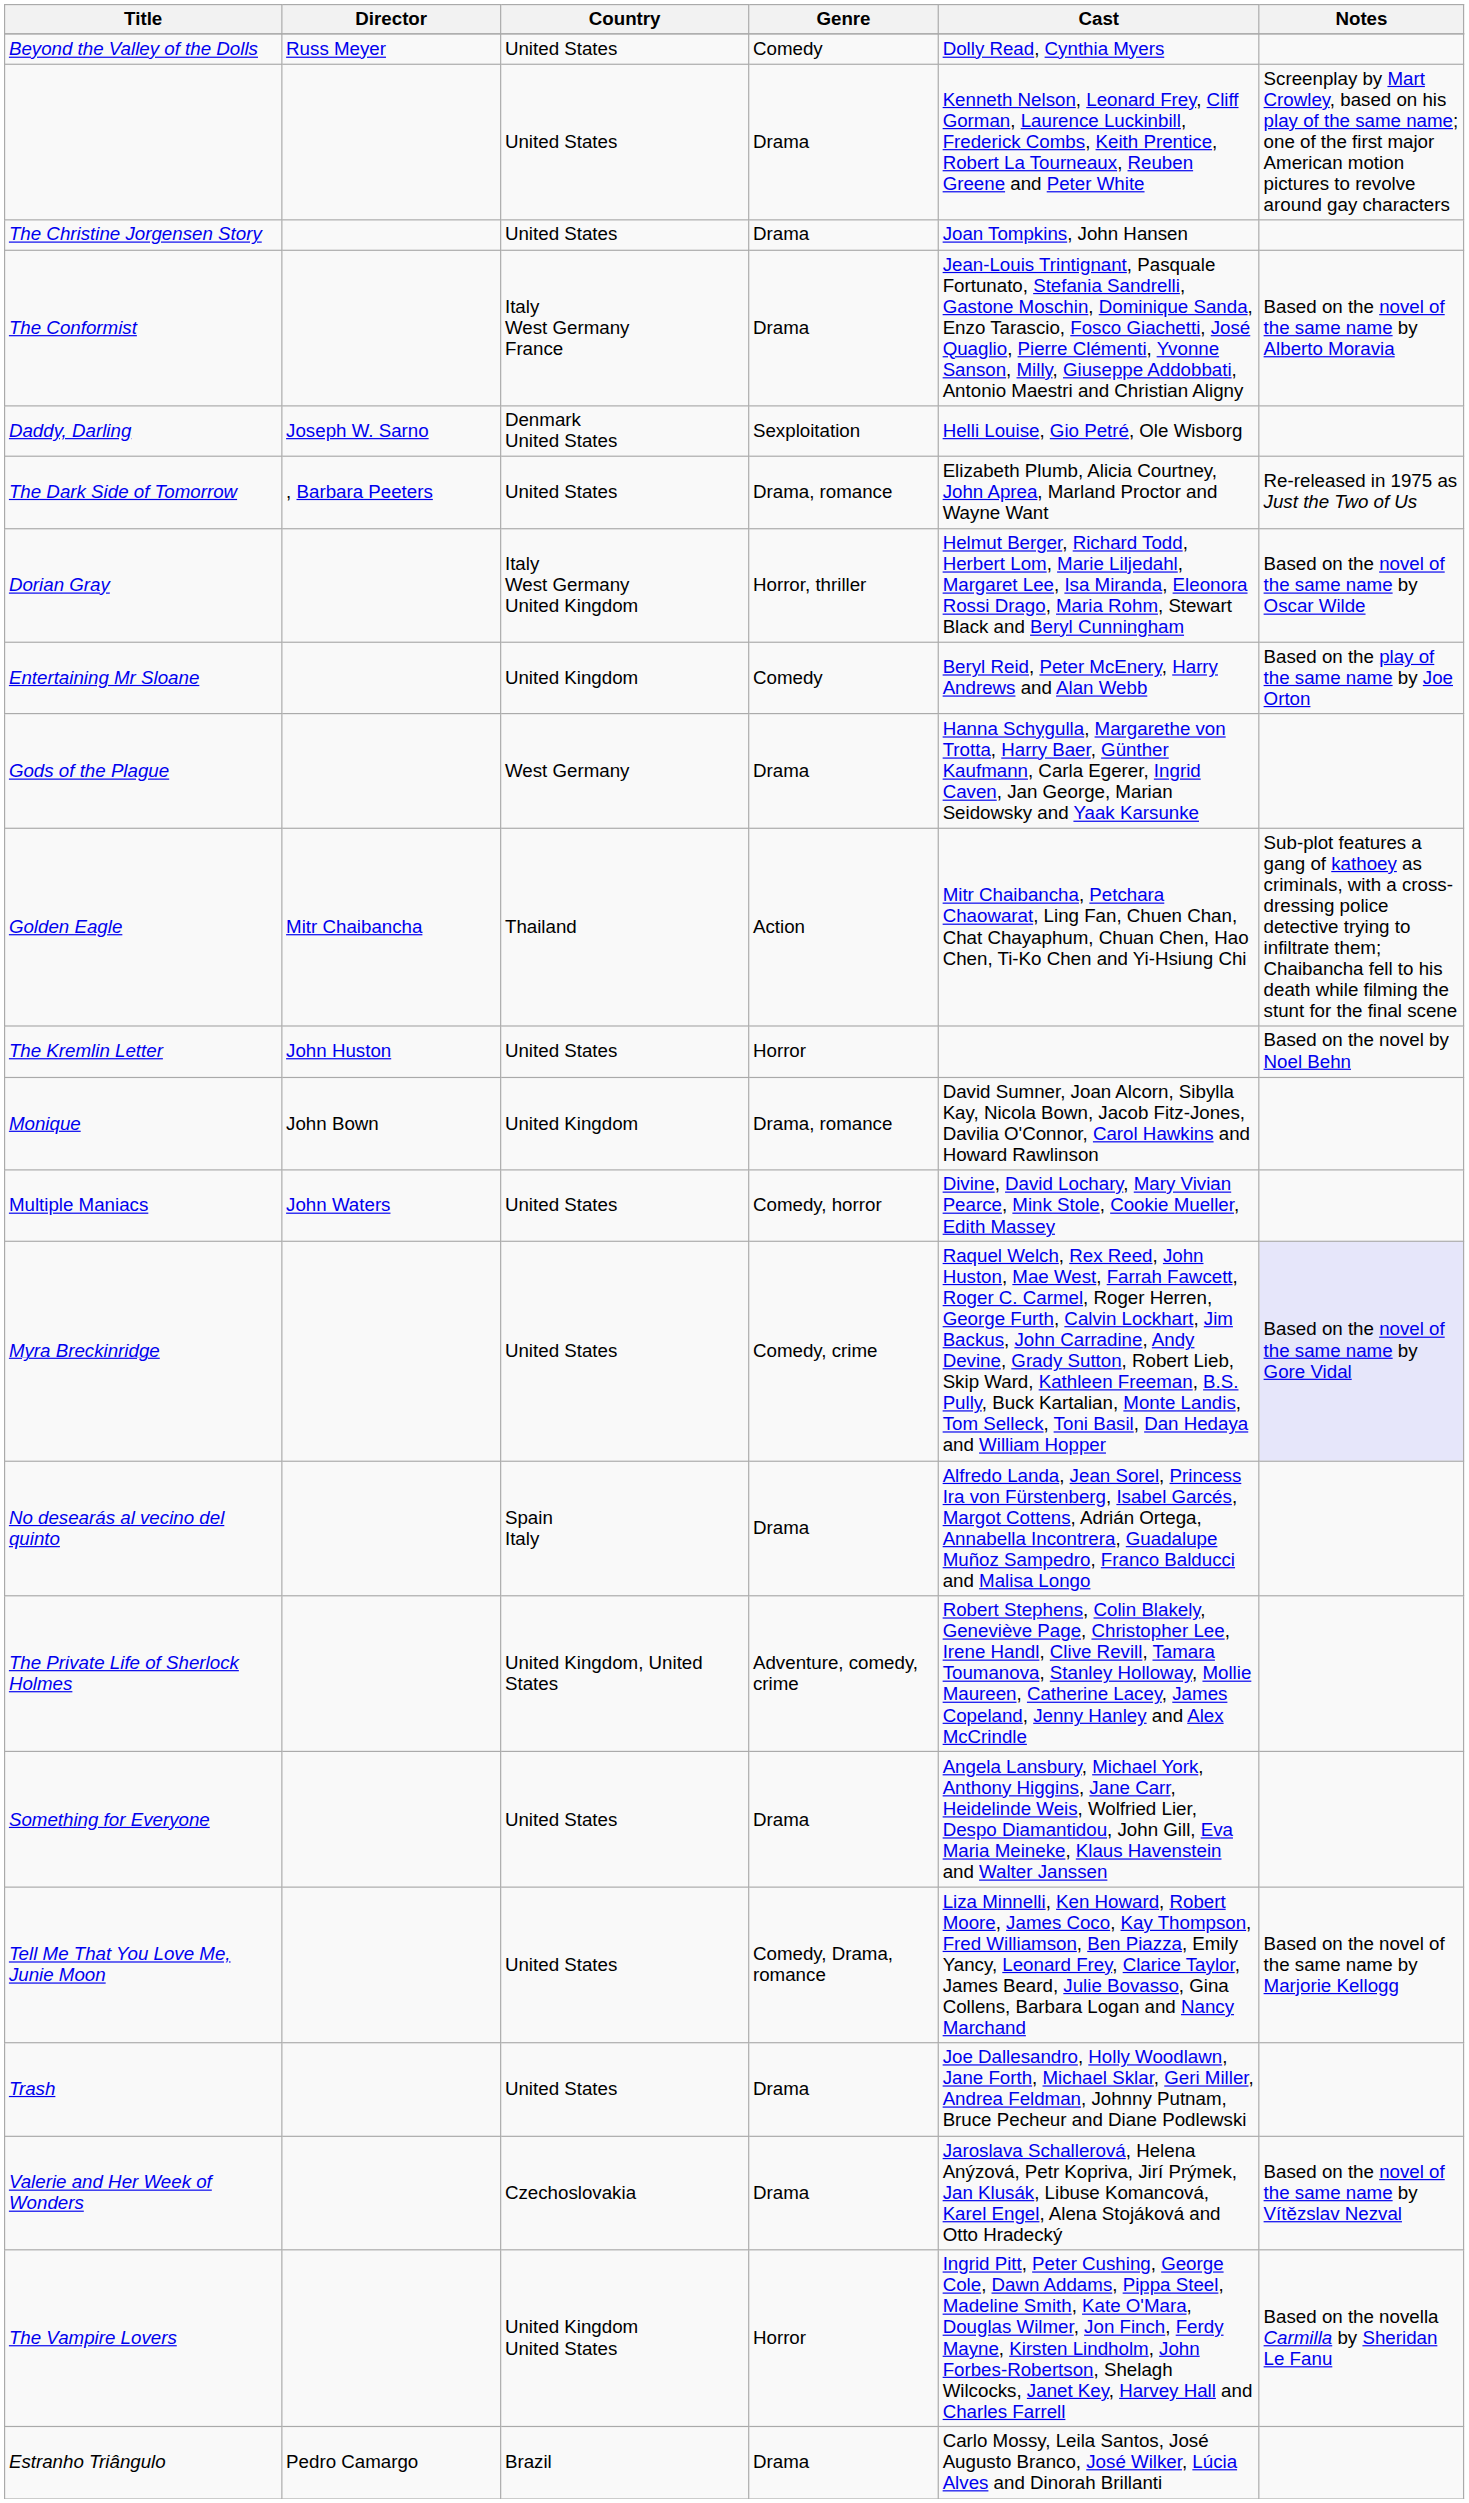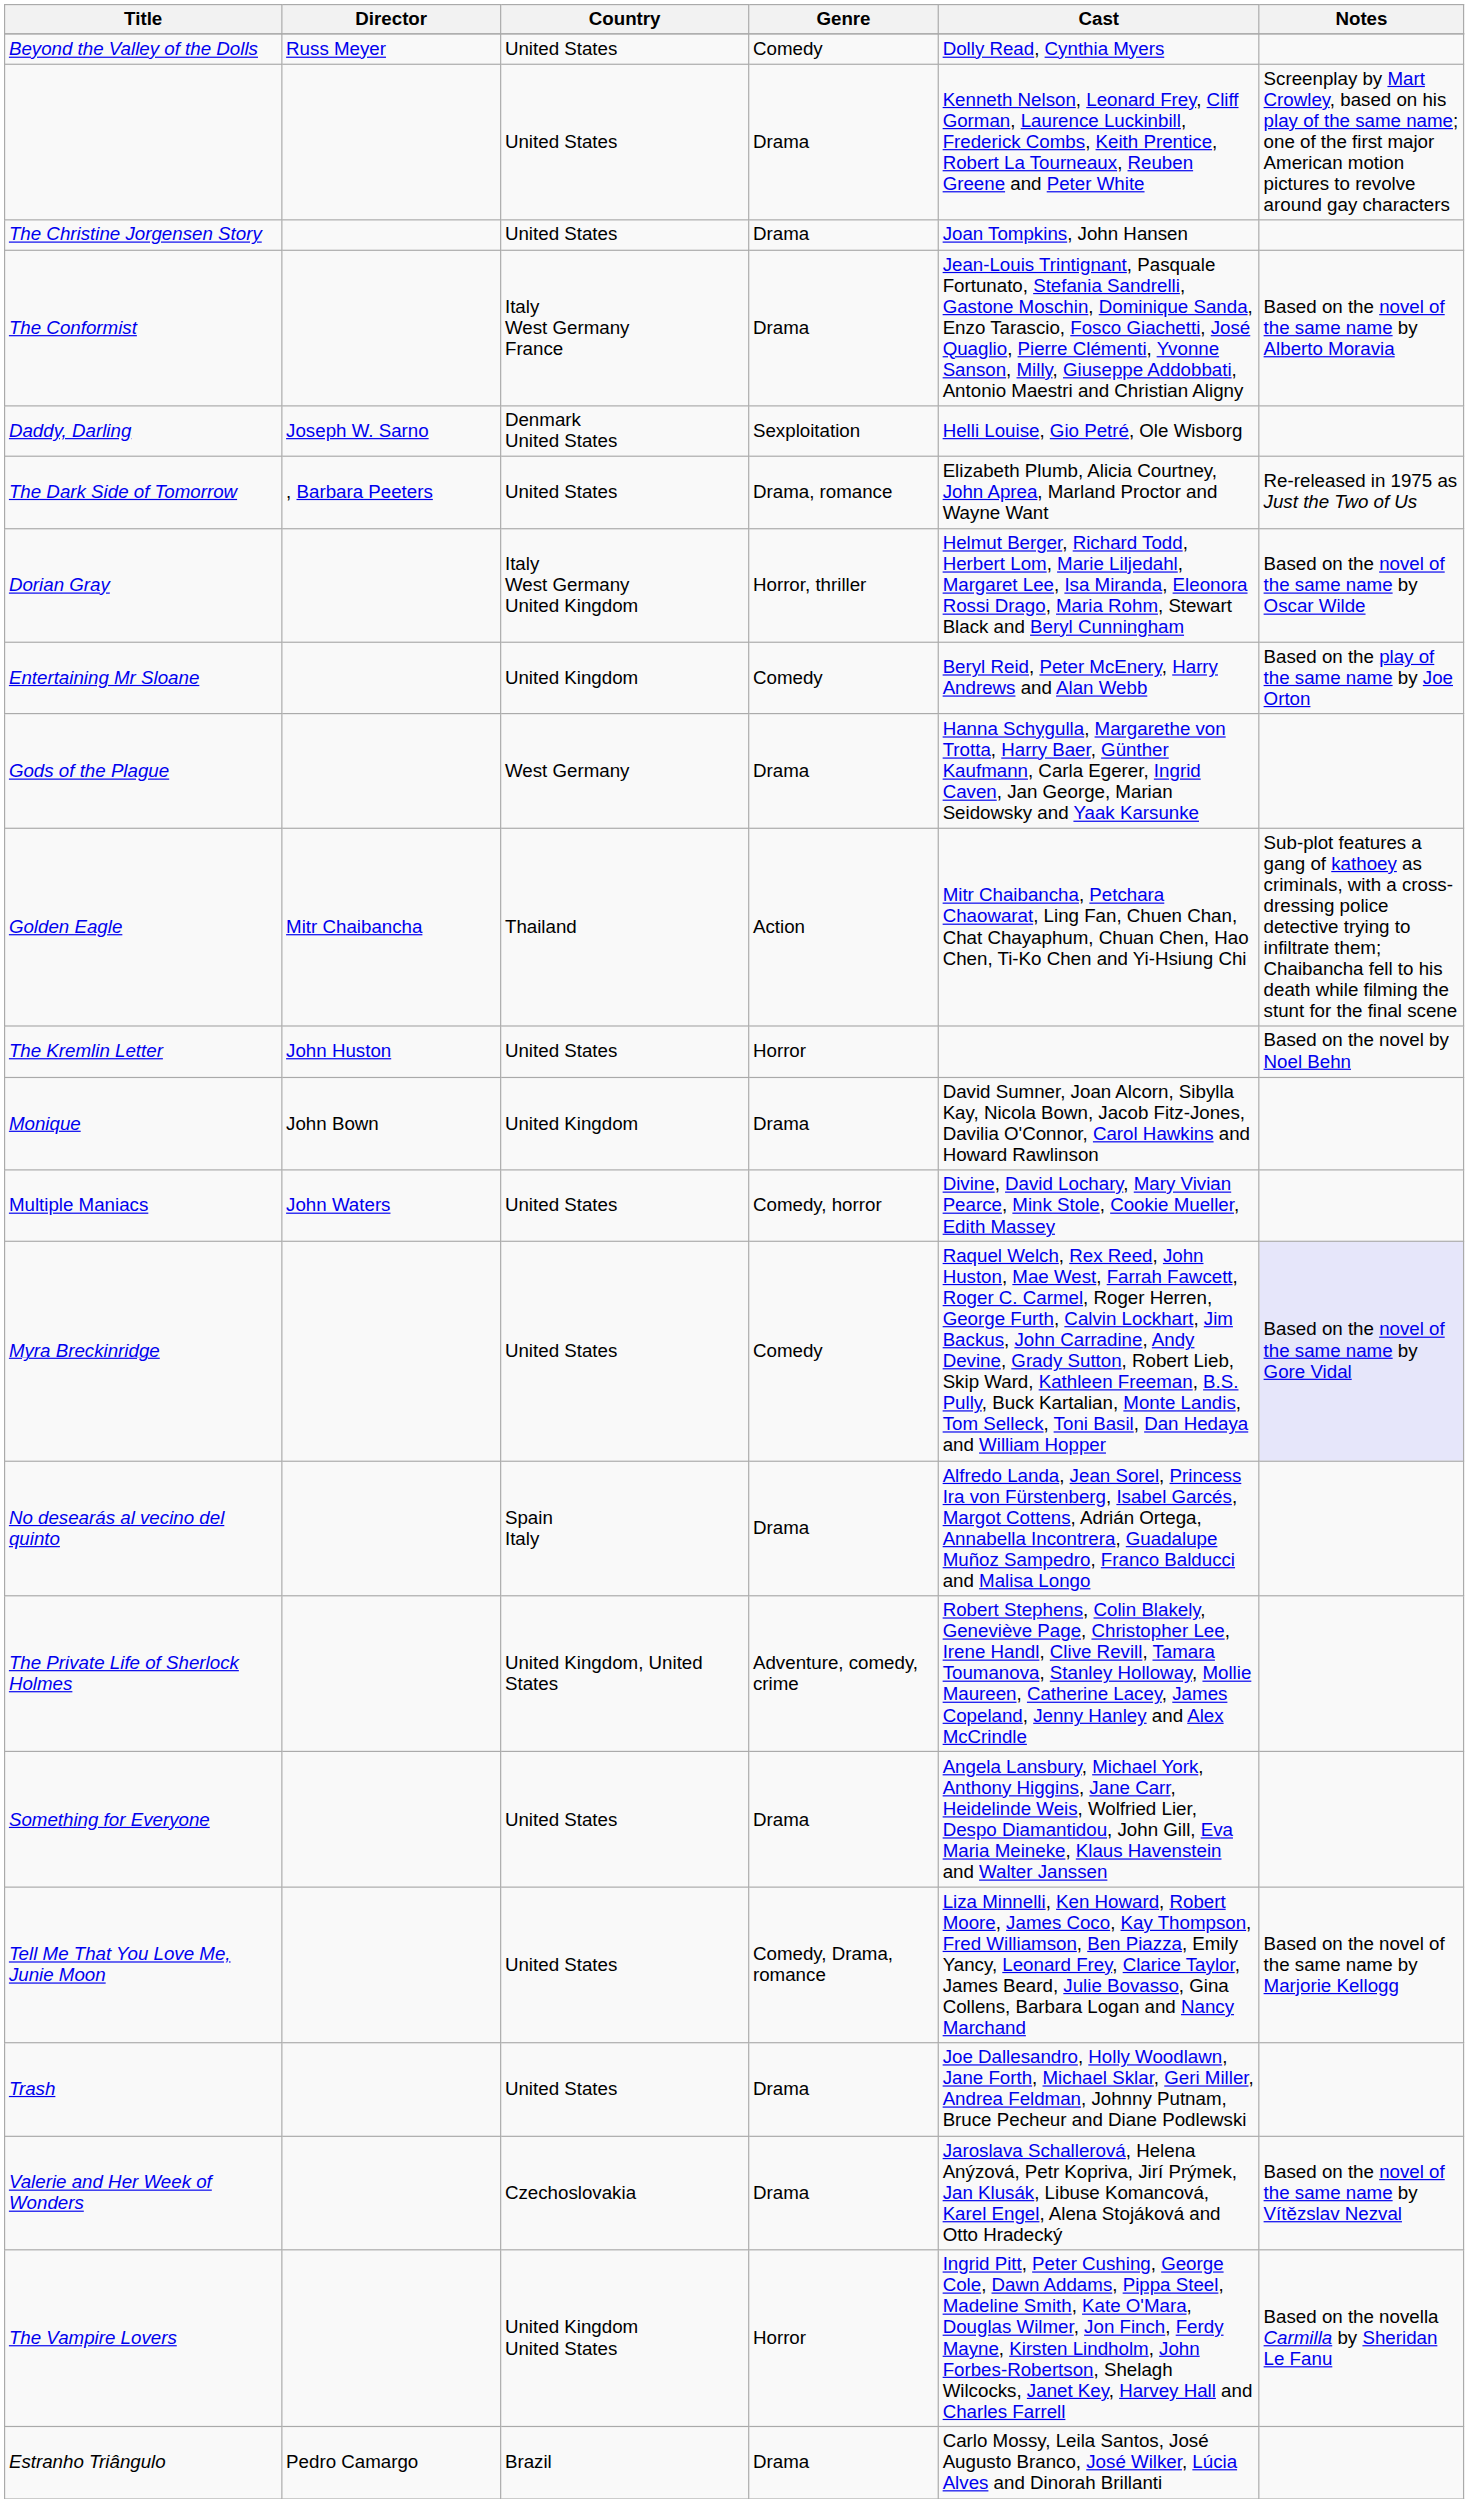(823, 1123) Drama, romance -> (781, 1123) Drama
(815, 1351) Comedy, crime -> (788, 1351) Comedy
